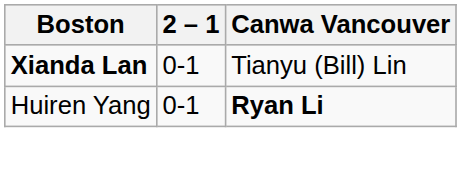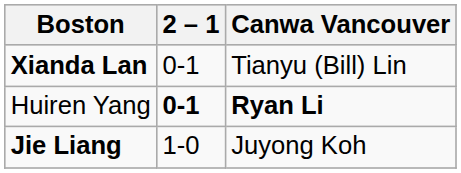(181, 106) normal -> (181, 106) bold
+ row: (66, 146)
